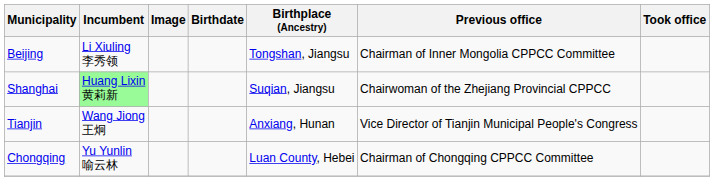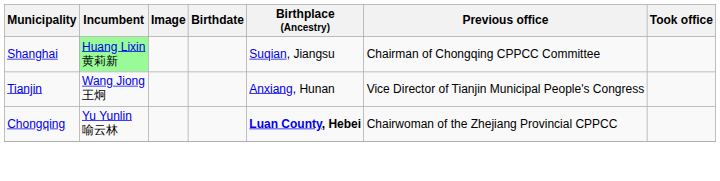- row: (25, 54)
(485, 89) Chairwoman of the Zhejiang Provincial CPPCC -> (483, 54) Chairman of Chongqing CPPCC Committee
(302, 158) normal -> (305, 123) bold
(477, 158) Chairman of Chongqing CPPCC Committee -> (492, 123) Chairwoman of the Zhejiang Provincial CPPCC
